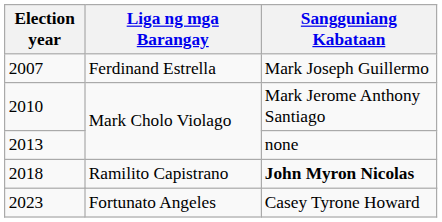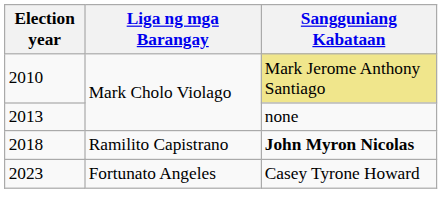- row: (26, 68)
(343, 106) no background -> (343, 78) khaki background
